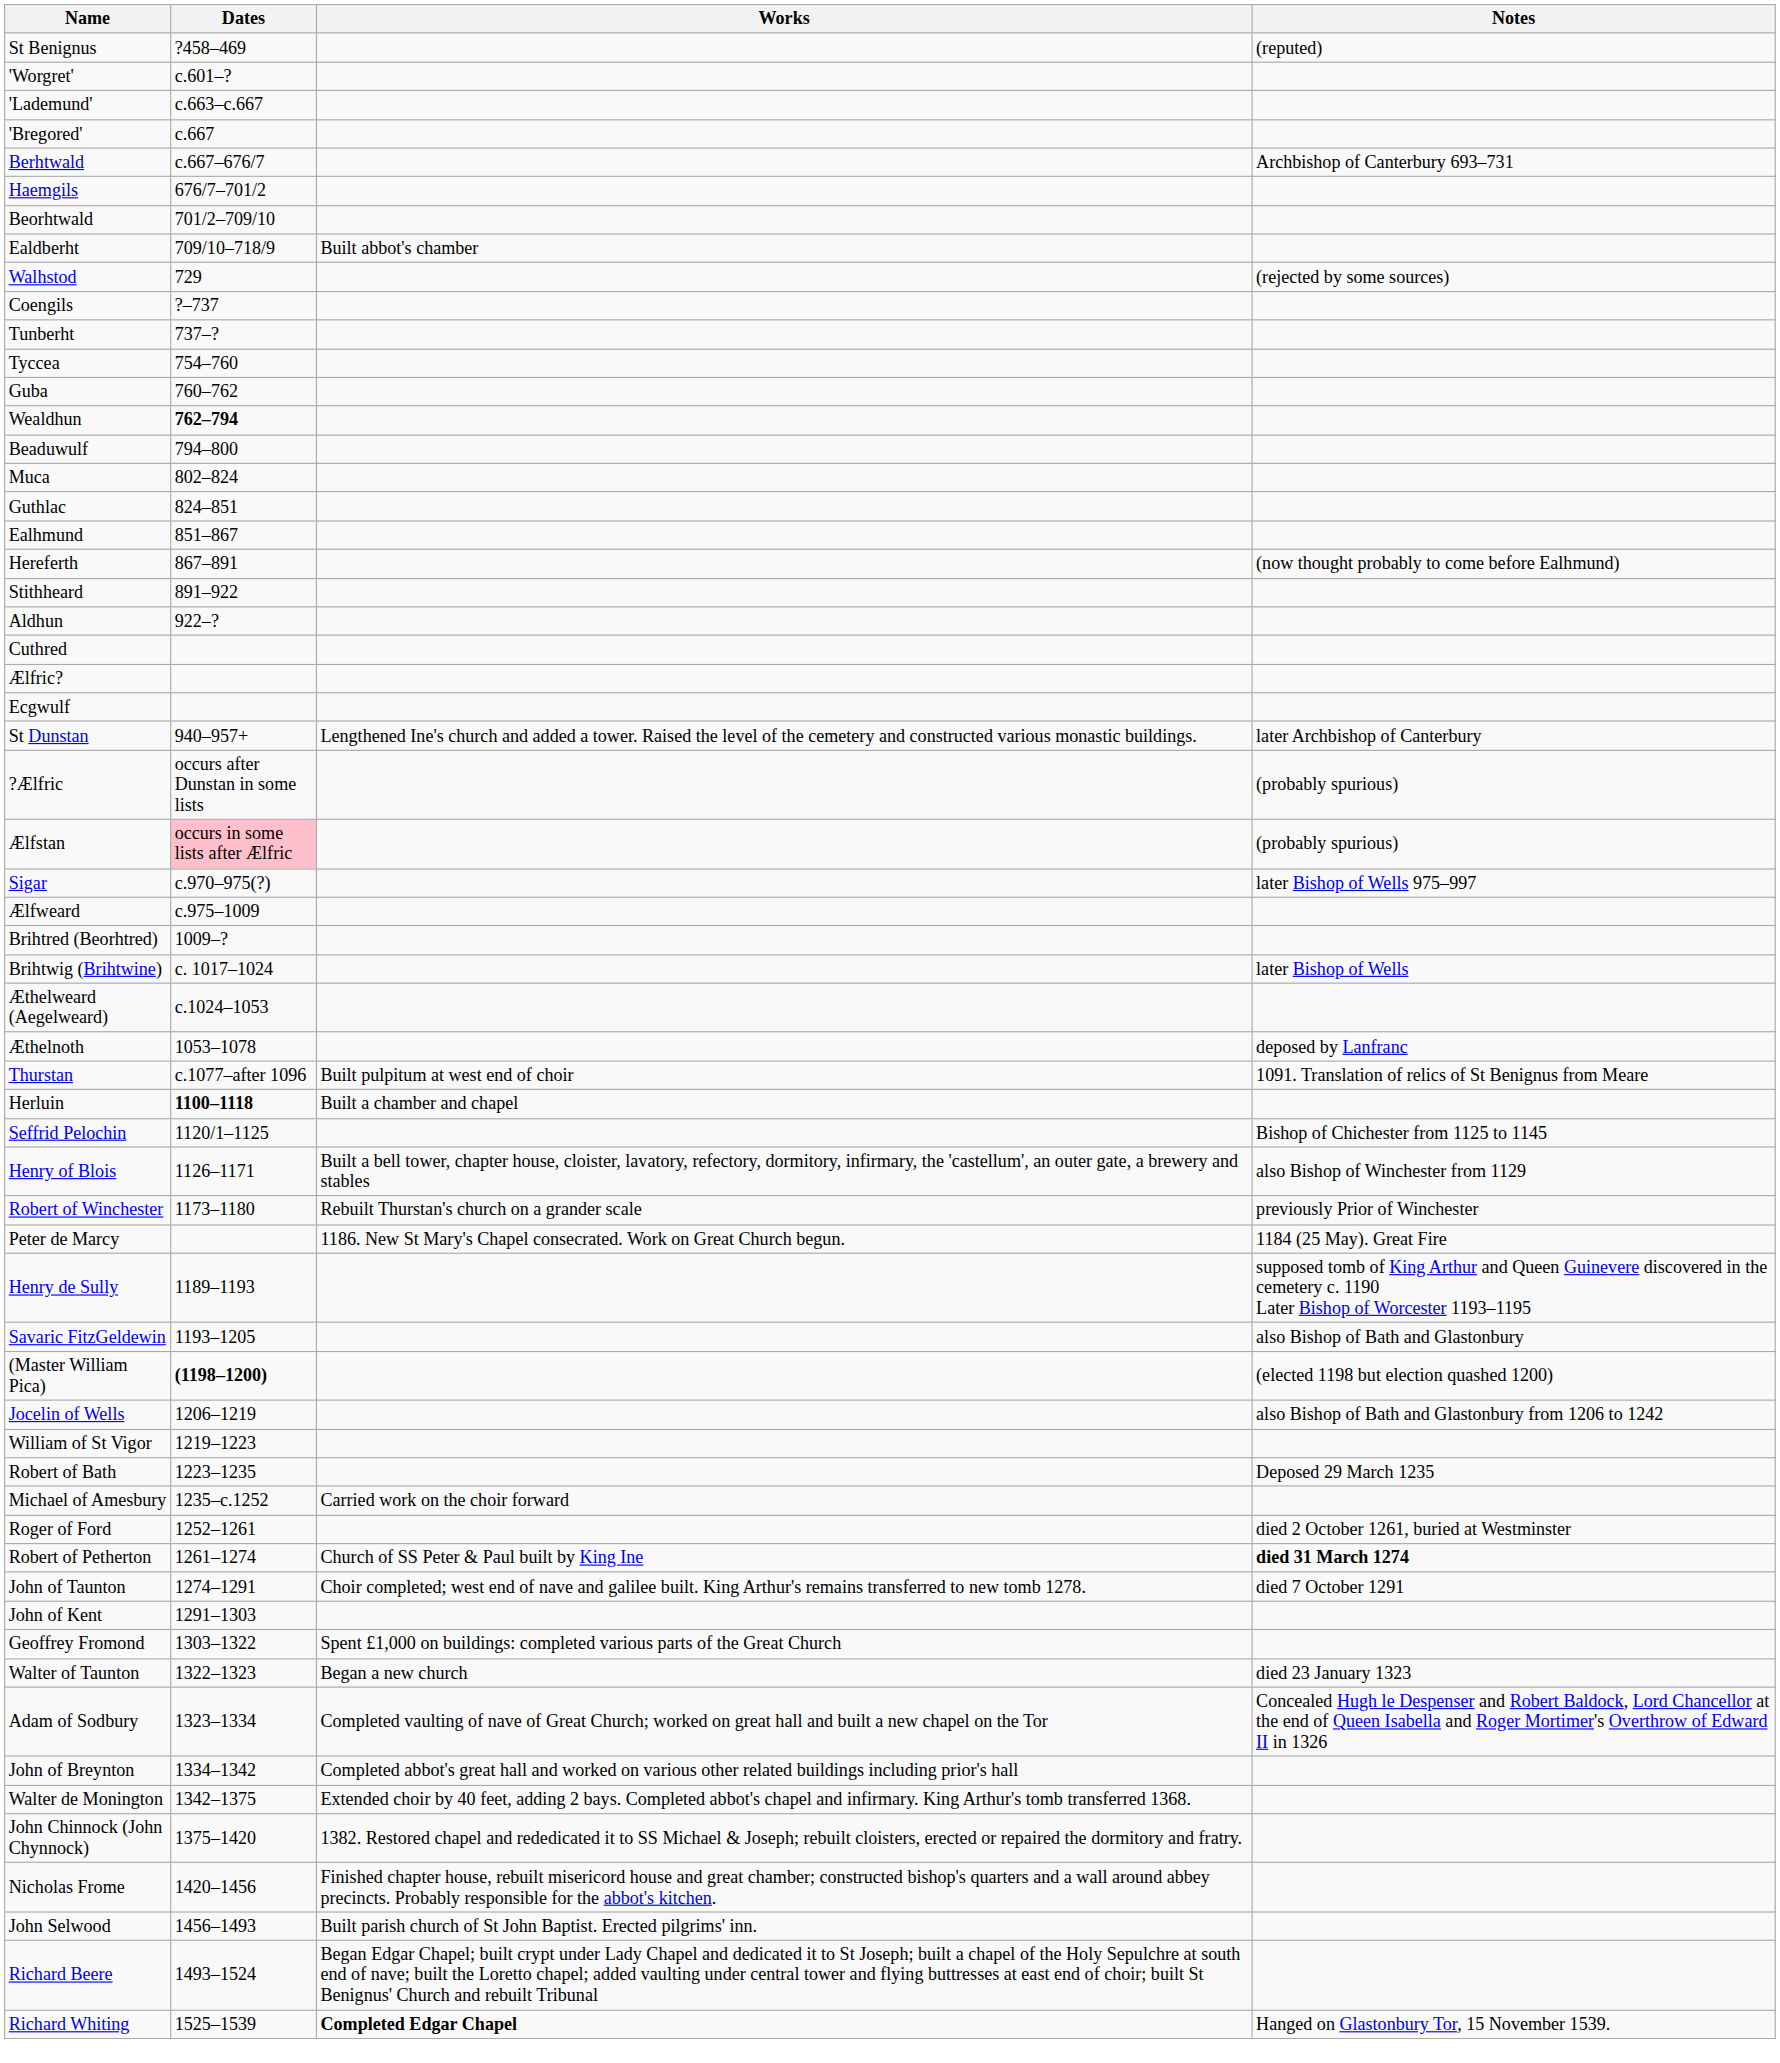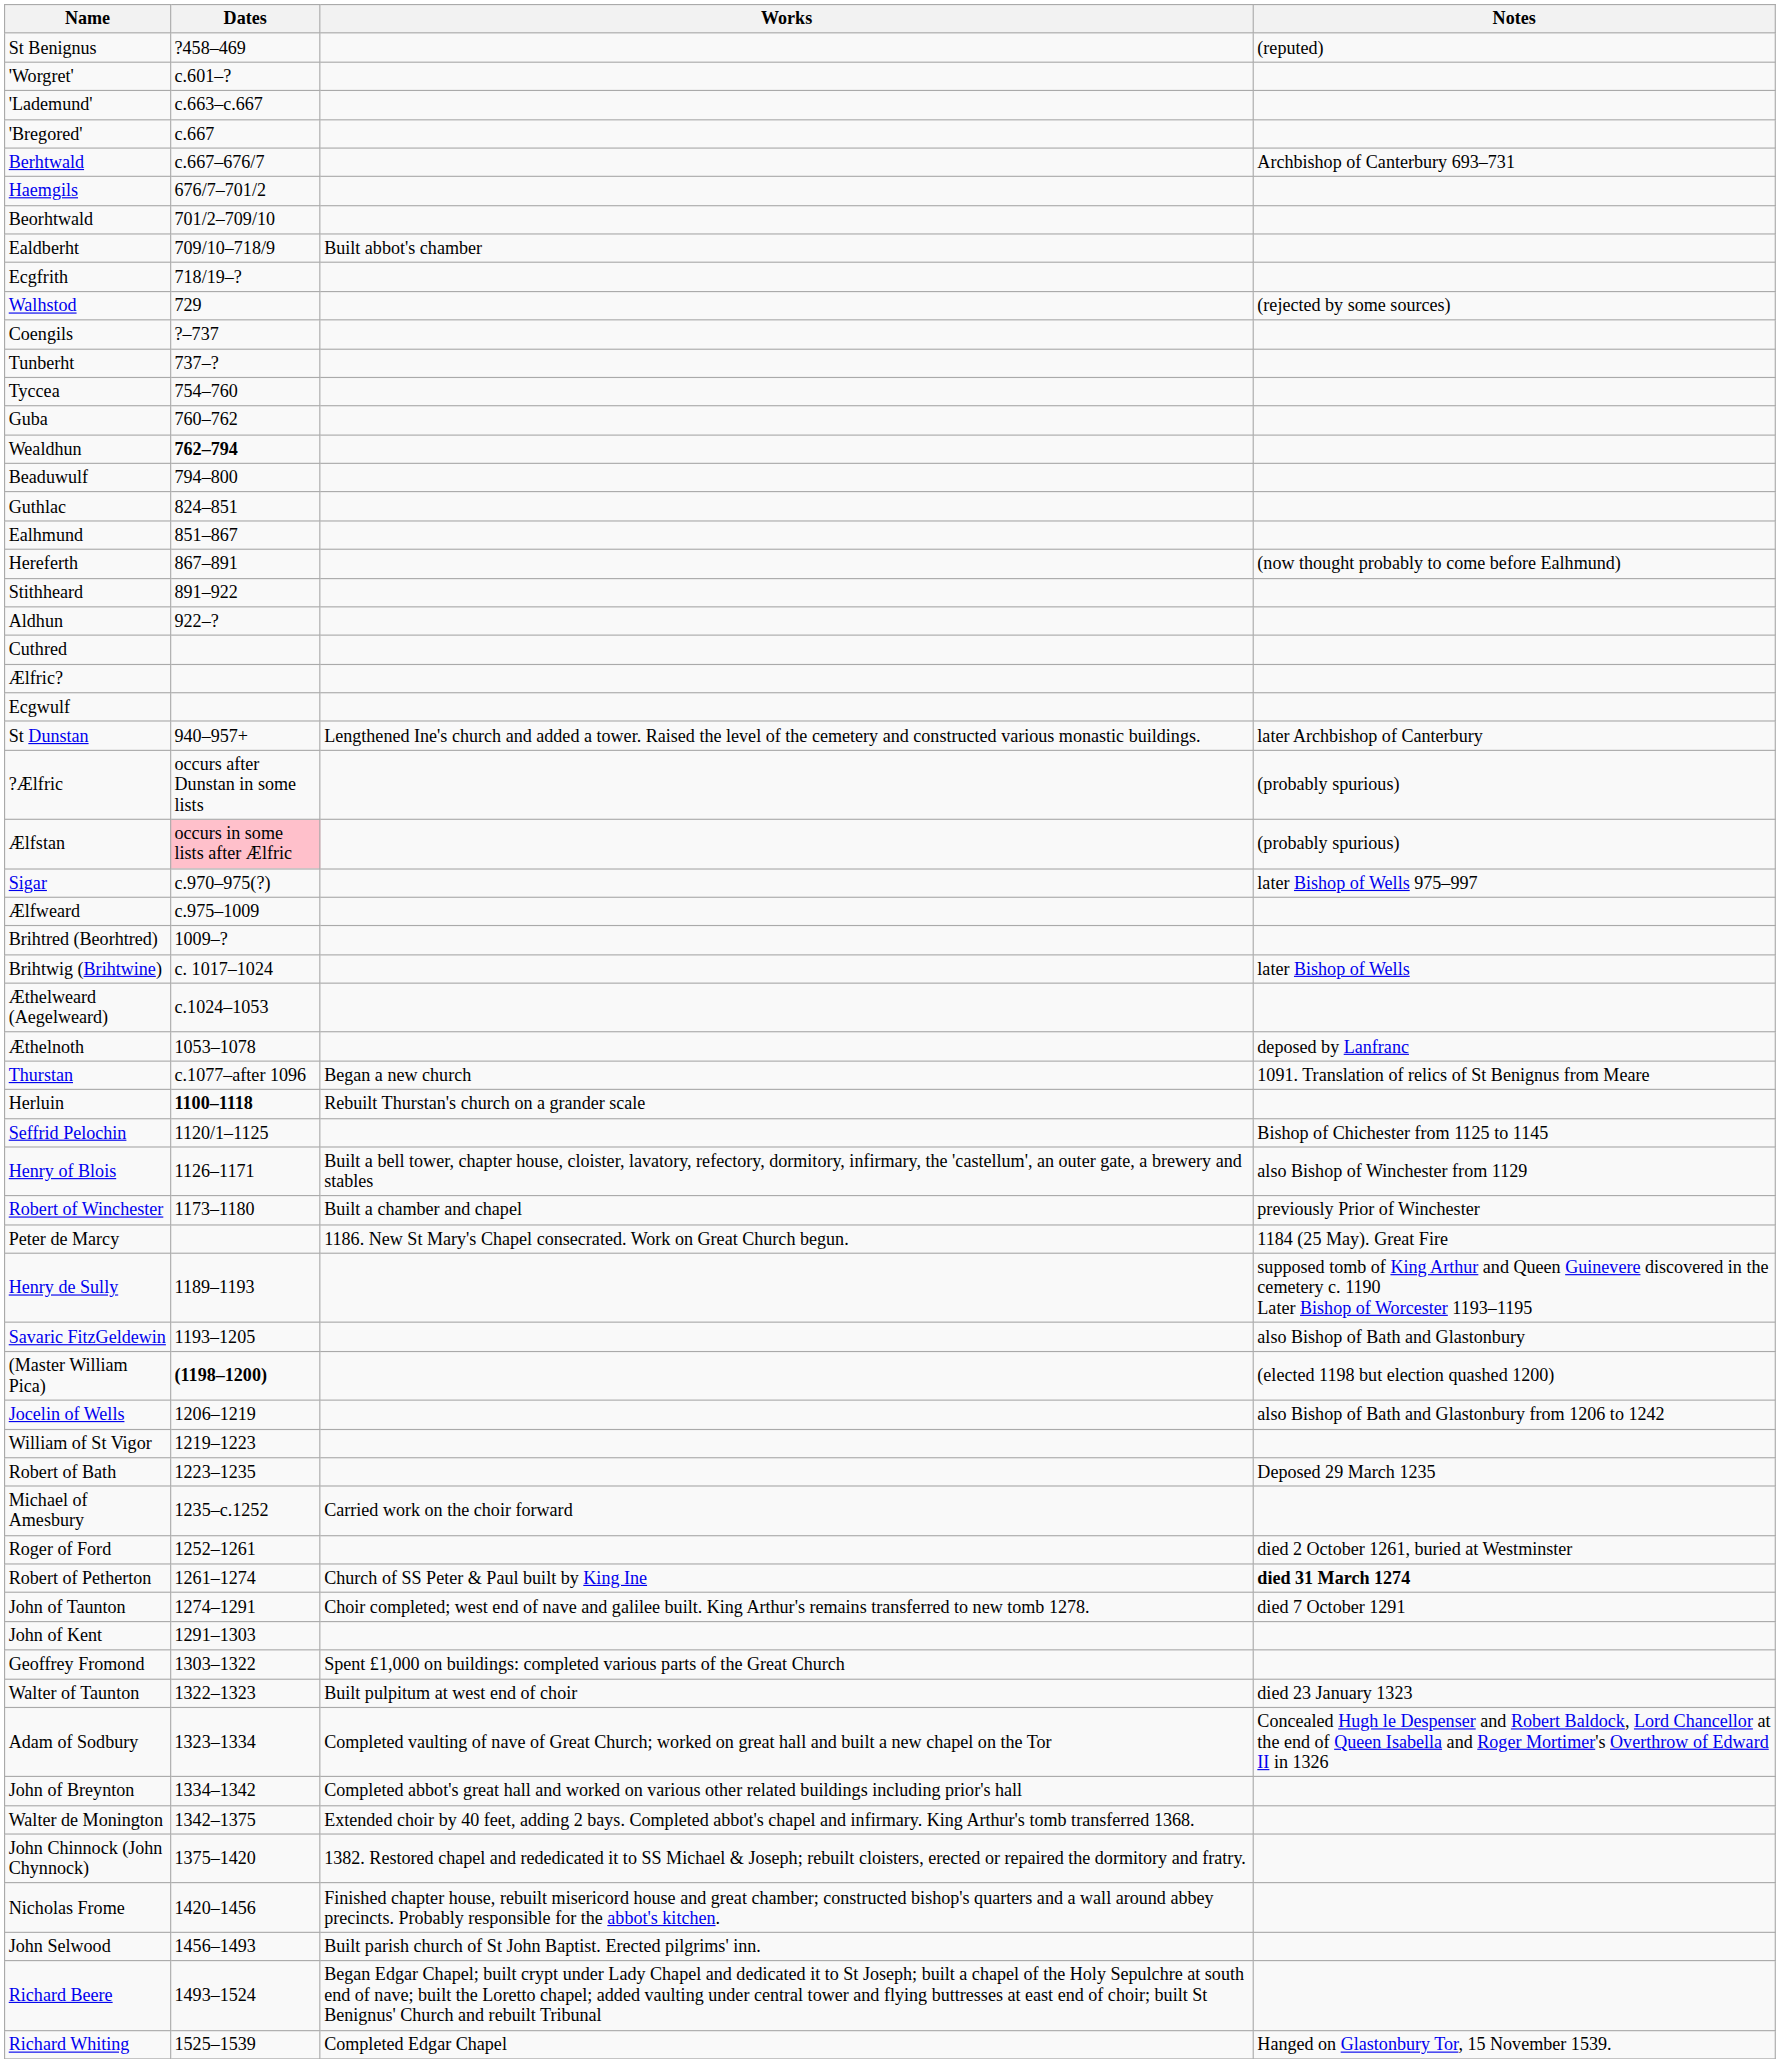+ row: (38, 276)
- row: (29, 477)
(447, 1075) Built pulpitum at west end of choir -> (398, 1075) Began a new church
(419, 1103) Built a chamber and chapel -> (485, 1103) Rebuilt Thurstan's church on a grander scale
(481, 1210) Rebuilt Thurstan's church on a grander scale -> (423, 1210) Built a chamber and chapel
(394, 1672) Began a new church -> (451, 1692) Built pulpitum at west end of choir
(419, 2024) bold -> (416, 2044) normal
